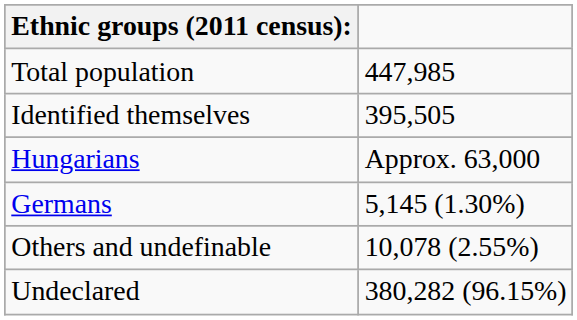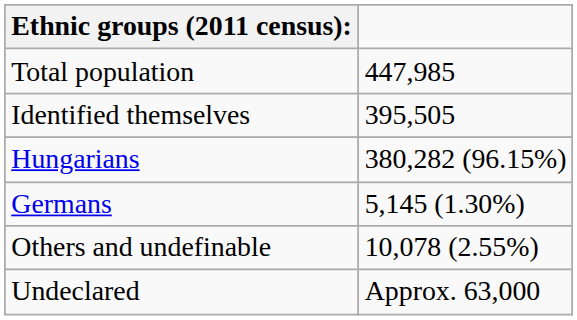(452, 159) Approx. 63,000 -> (466, 159) 380,282 (96.15%)
(466, 291) 380,282 (96.15%) -> (452, 291) Approx. 63,000
